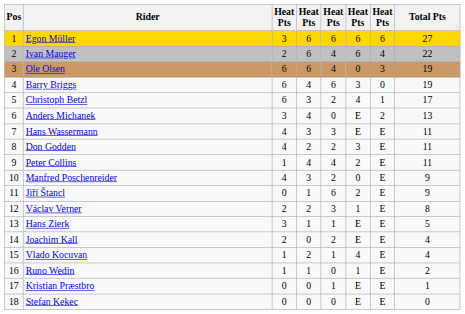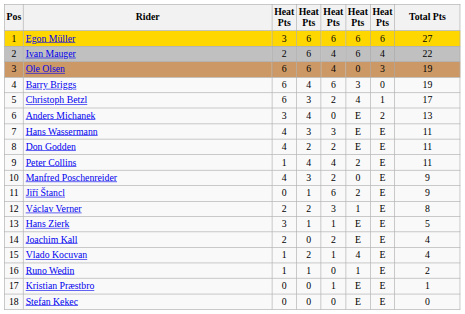(358, 147) 3 -> (358, 147) E
